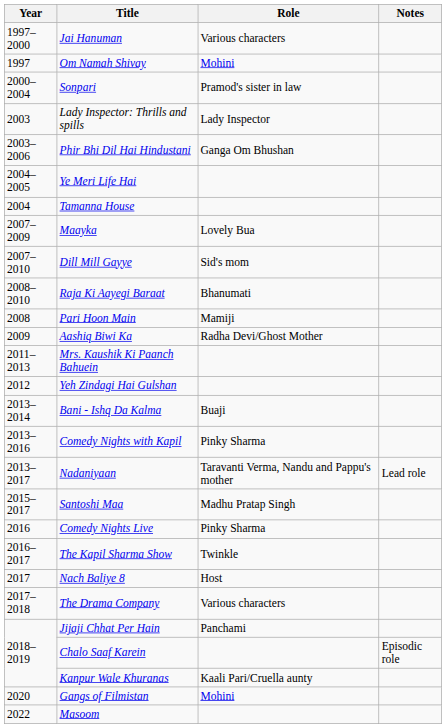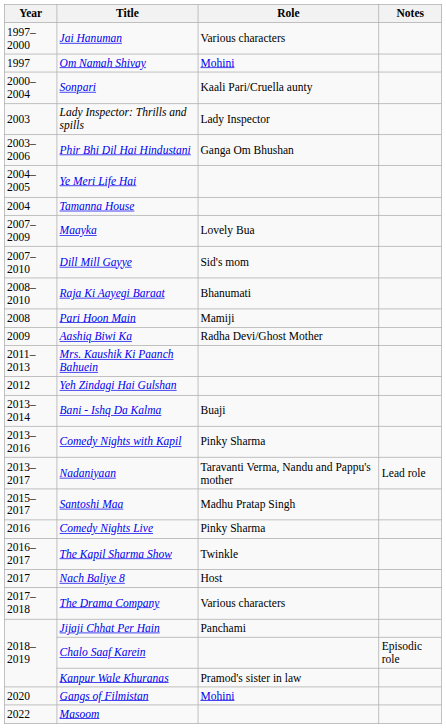(251, 87) Pramod's sister in law -> (256, 87) Kaali Pari/Cruella aunty
(256, 677) Kaali Pari/Cruella aunty -> (251, 677) Pramod's sister in law
